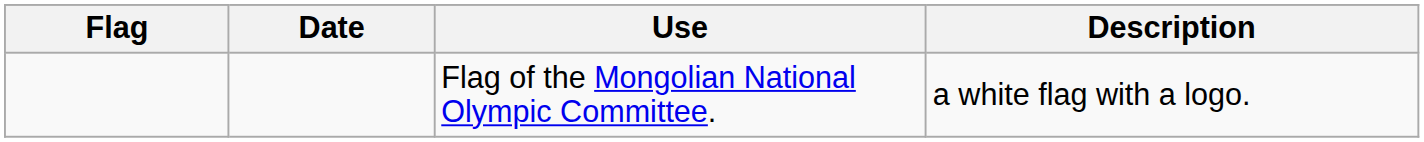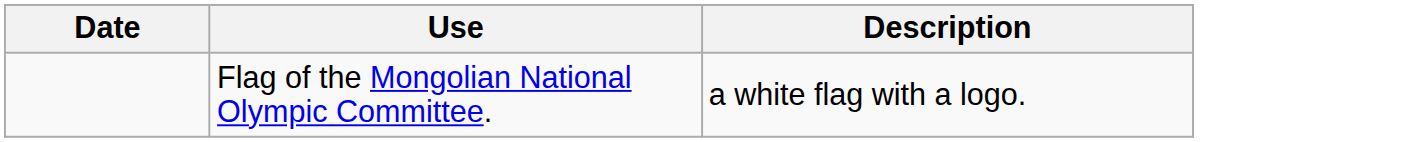- column: (117, 28)
